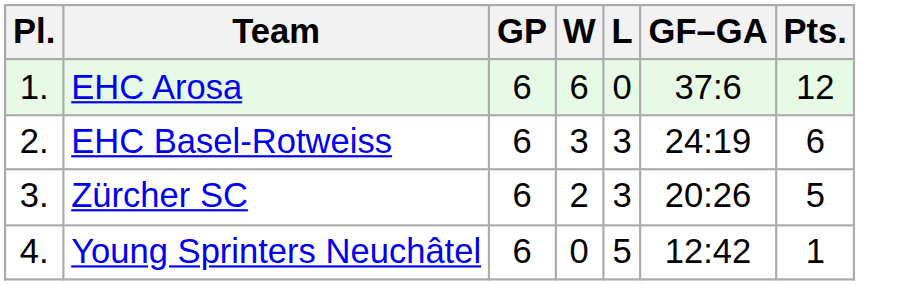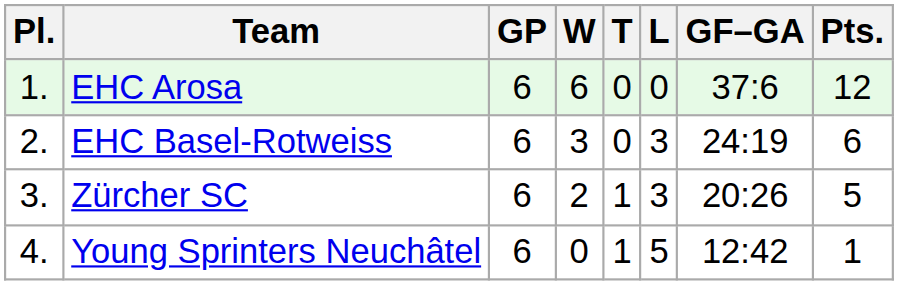+ column: (622, 31)
